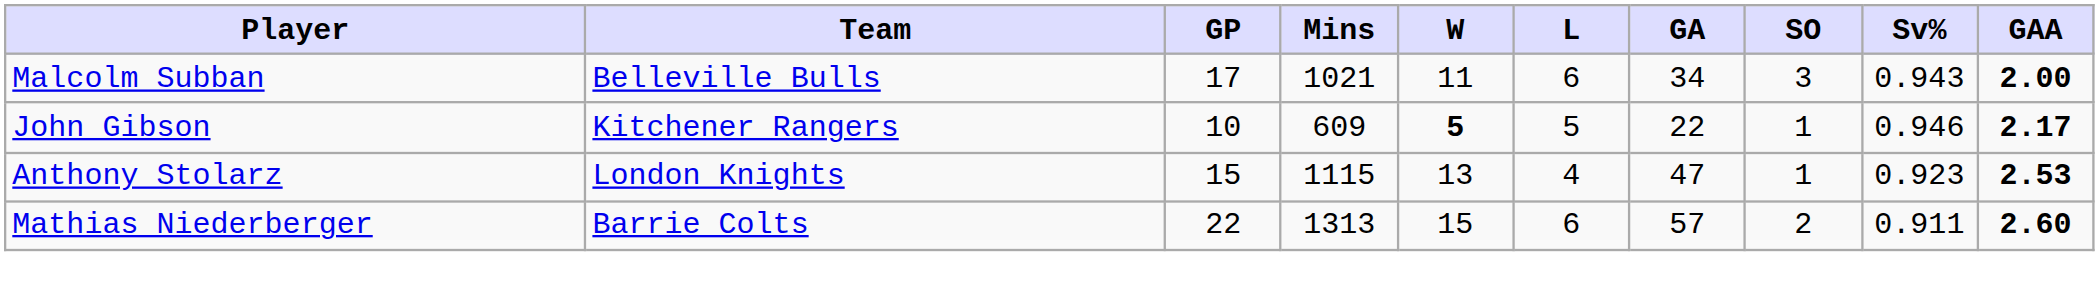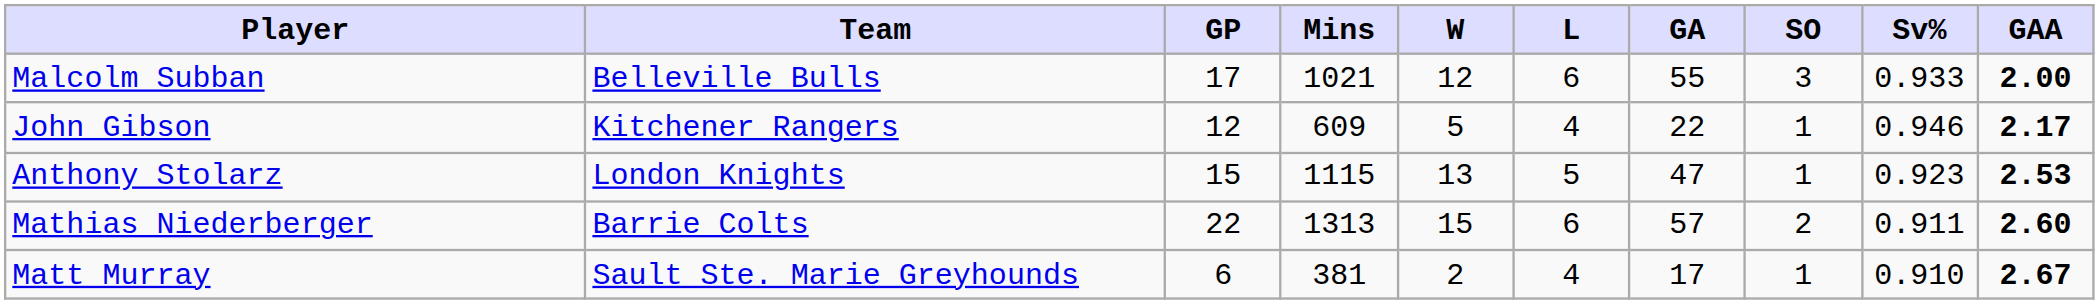(1455, 79) 11 -> (1455, 79) 12
(1687, 79) 34 -> (1687, 79) 55
(1919, 79) 0.943 -> (1919, 79) 0.933
(1223, 128) 10 -> (1223, 128) 12
(1455, 128) bold -> (1455, 128) normal
(1571, 128) 5 -> (1571, 128) 4
(1571, 176) 4 -> (1571, 176) 5
+ row: (111, 274)
